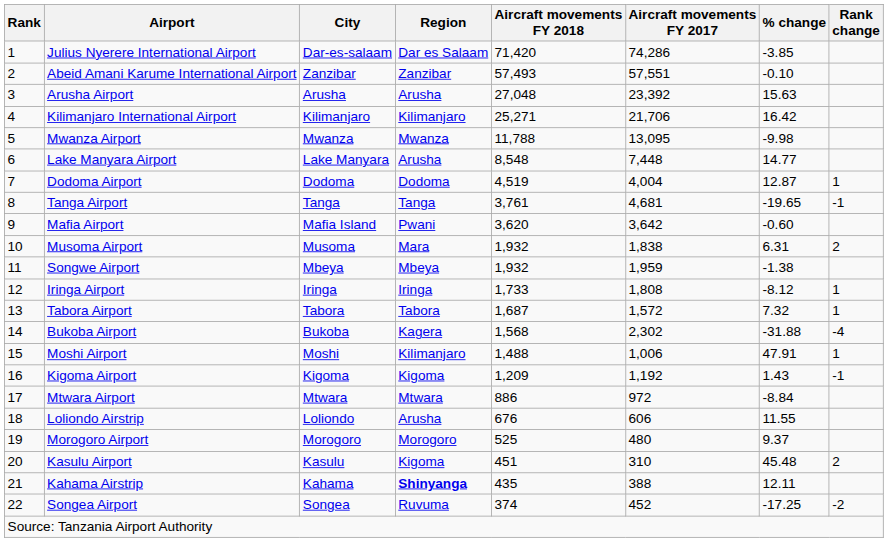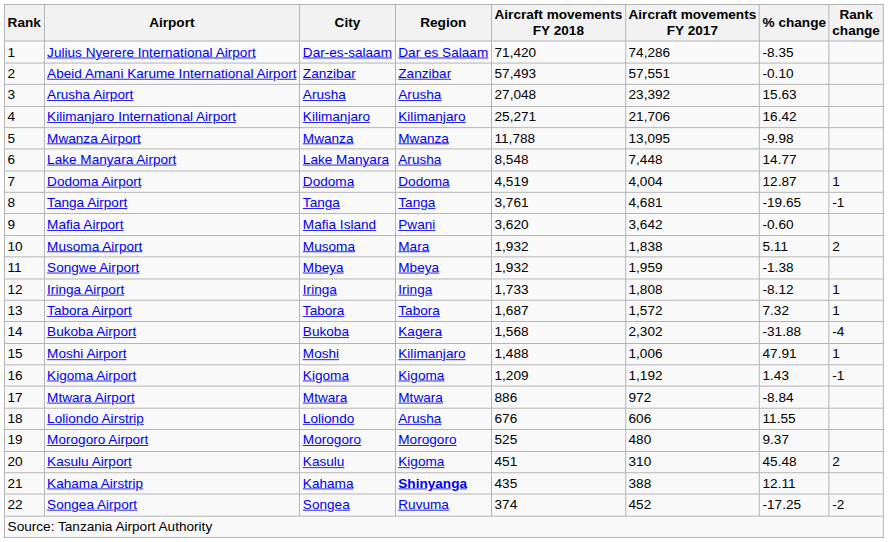(778, 52) -3.85 -> (778, 52) -8.35
(776, 246) 6.31 -> (775, 246) 5.11
